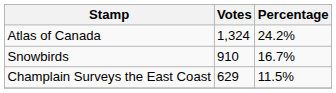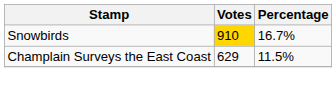- row: (54, 35)
(228, 56) no background -> (228, 35) gold background
